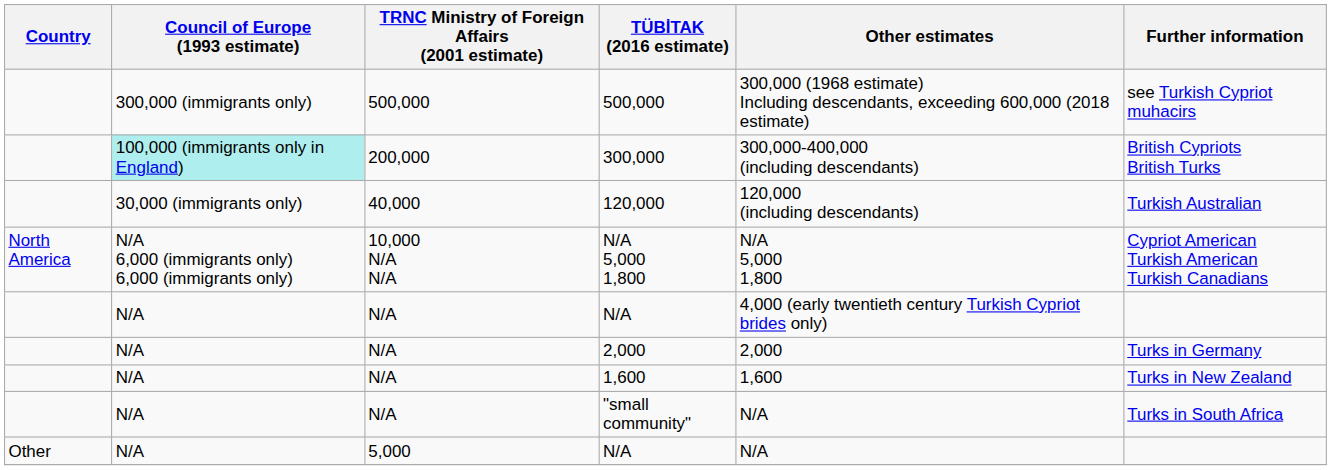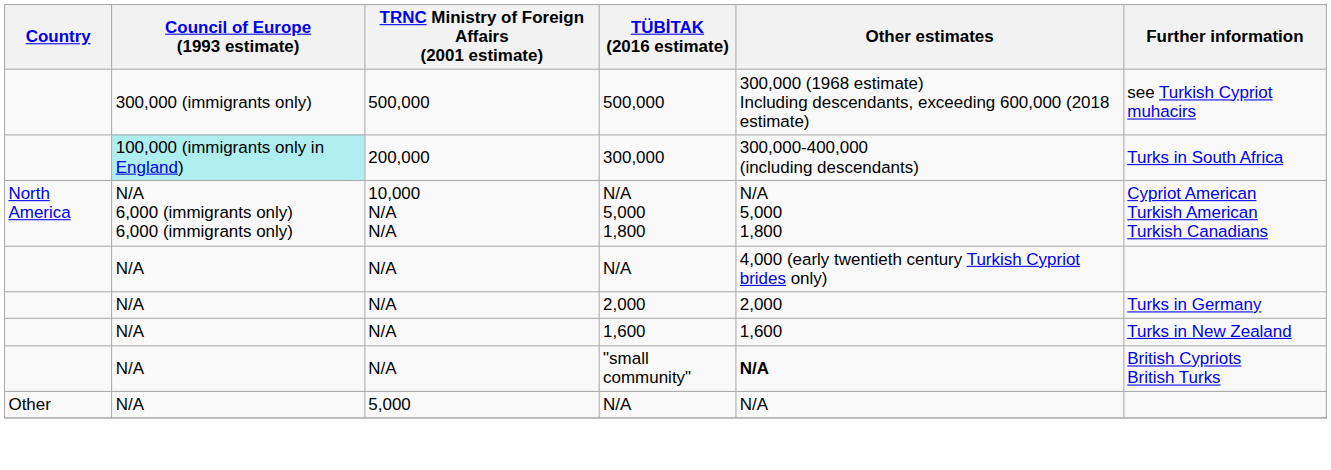(1184, 157) British Cypriots British Turks -> (1205, 157) Turks in South Africa
- row: (394, 203)
(754, 414) normal -> (754, 368) bold
(1205, 414) Turks in South Africa -> (1184, 368) British Cypriots British Turks
